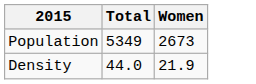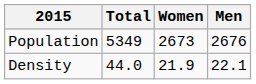+ column: (229, 17)
